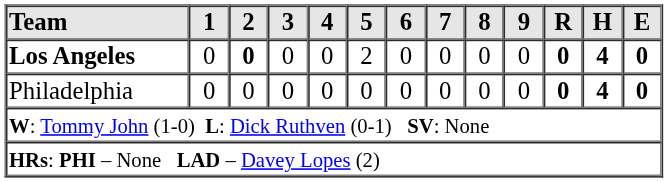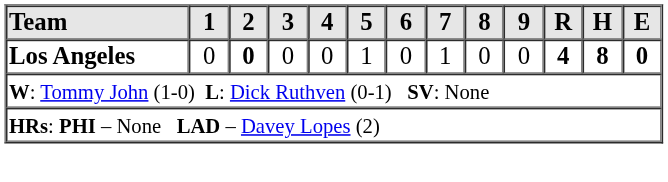(367, 56) 2 -> (367, 56) 1
(445, 56) 0 -> (445, 56) 1
(563, 56) 0 -> (563, 56) 4
(603, 56) 4 -> (603, 56) 8
- row: (71, 90)
